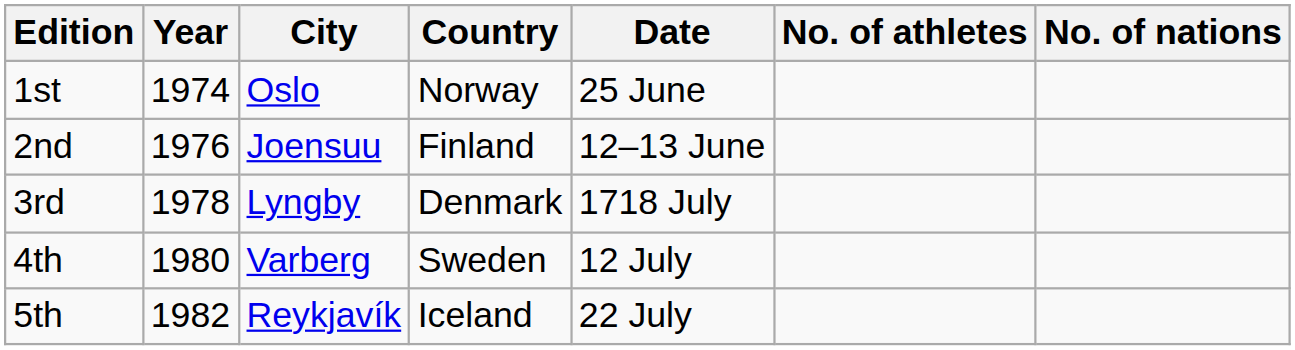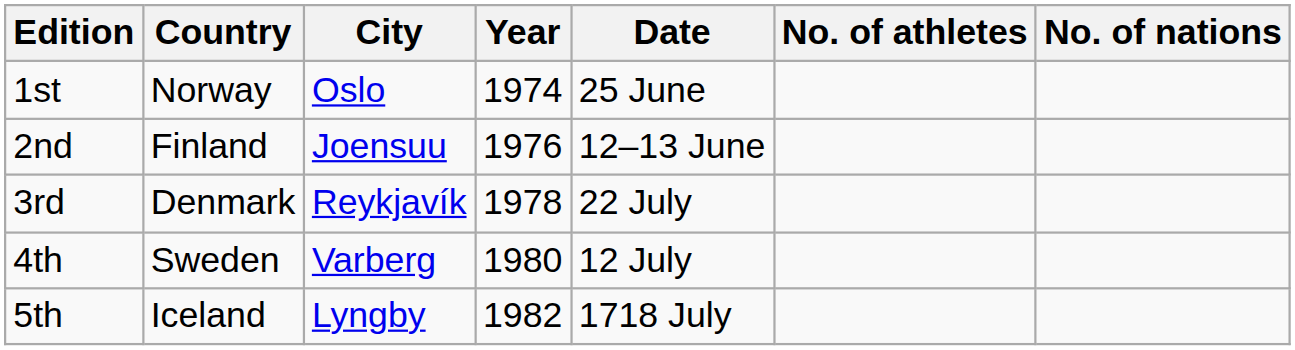columns swapped: (190, 32) <-> (490, 32)
(303, 202) Lyngby -> (389, 202) Reykjavík
(655, 202) 1718 July -> (635, 202) 22 July
(324, 315) Reykjavík -> (369, 315) Lyngby
(635, 315) 22 July -> (655, 315) 1718 July
